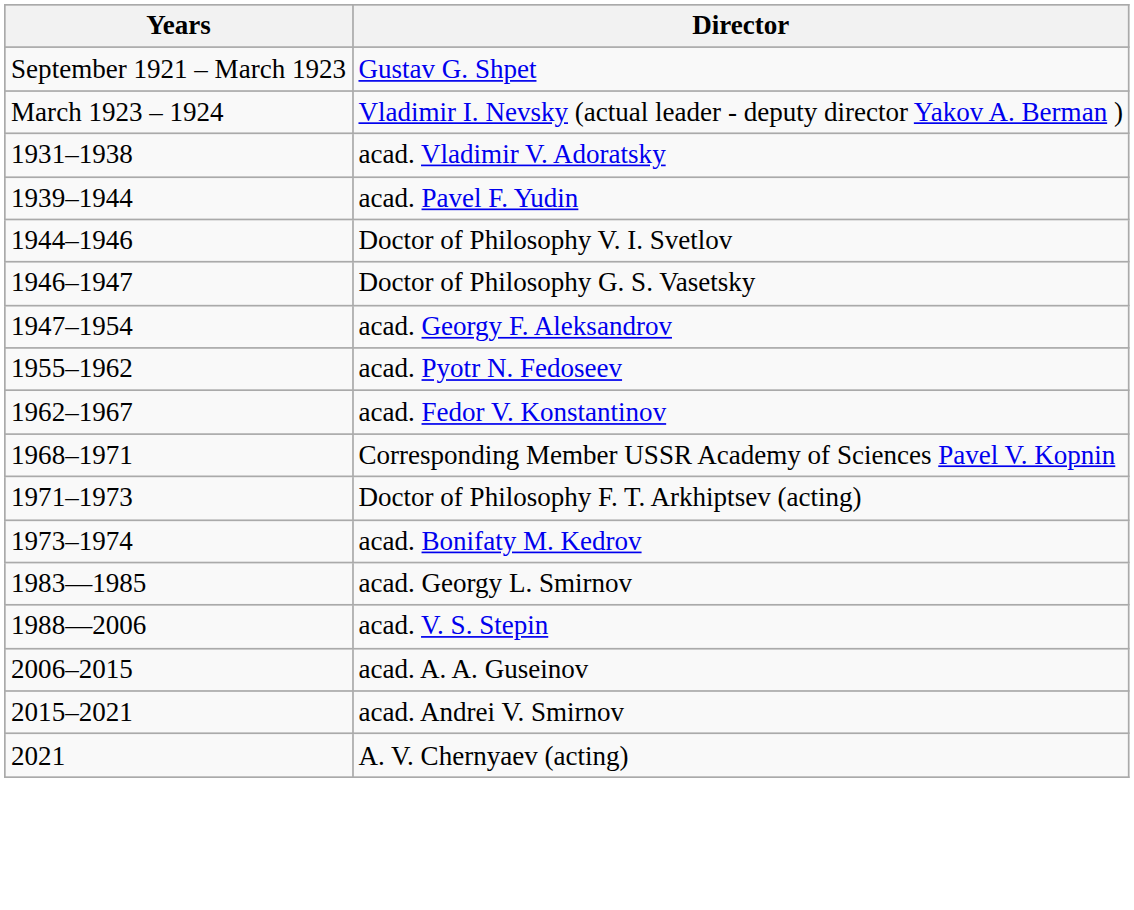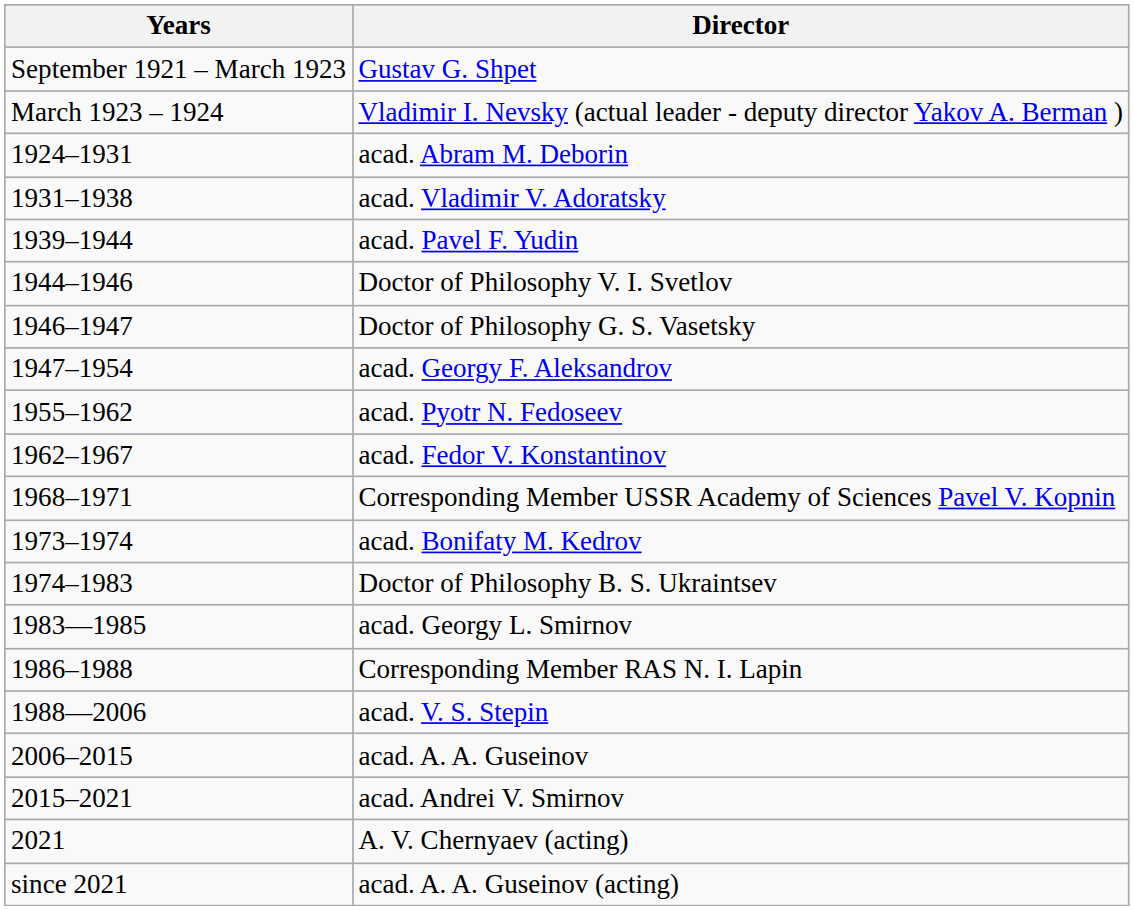+ row: (493, 154)
- row: (610, 497)
+ row: (568, 583)
+ row: (580, 669)
+ row: (519, 883)
